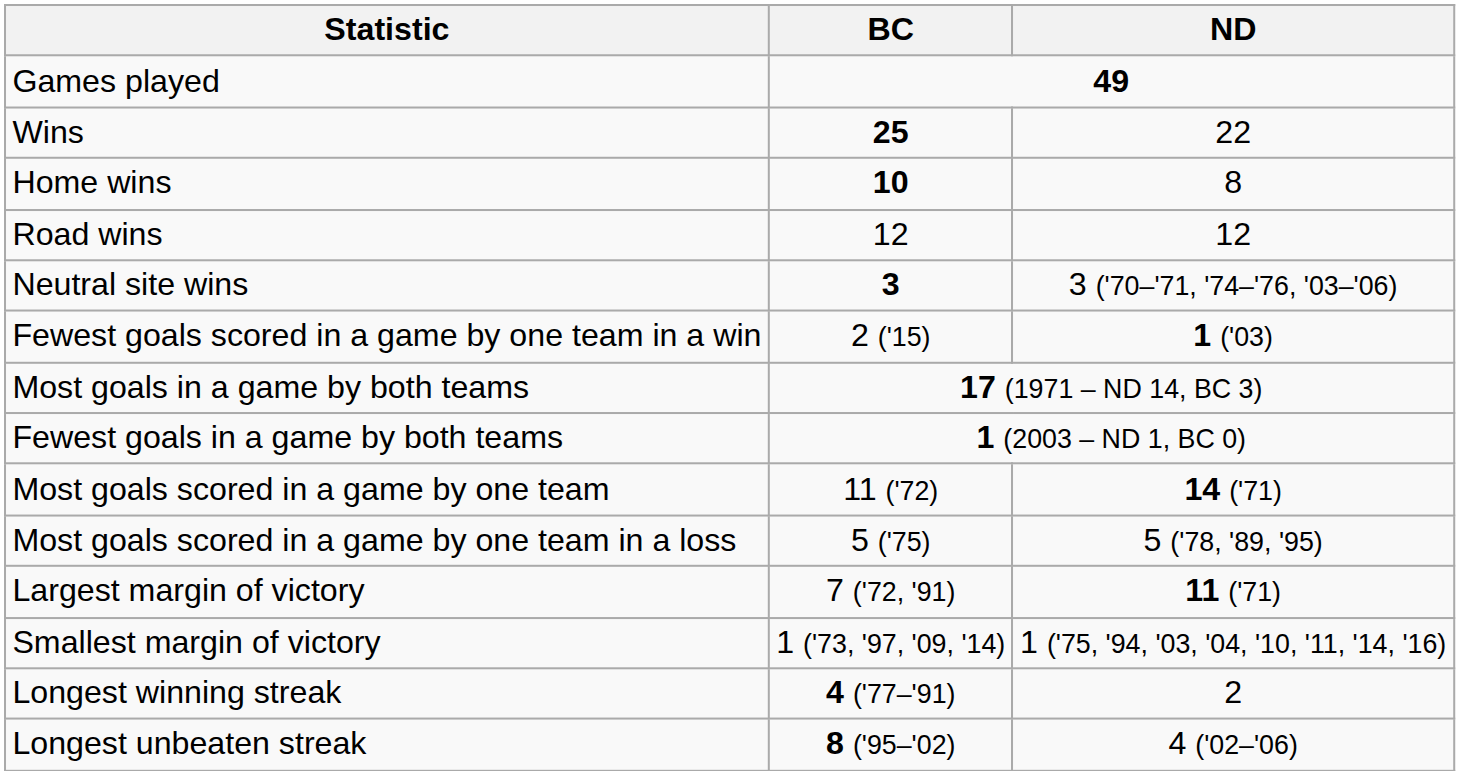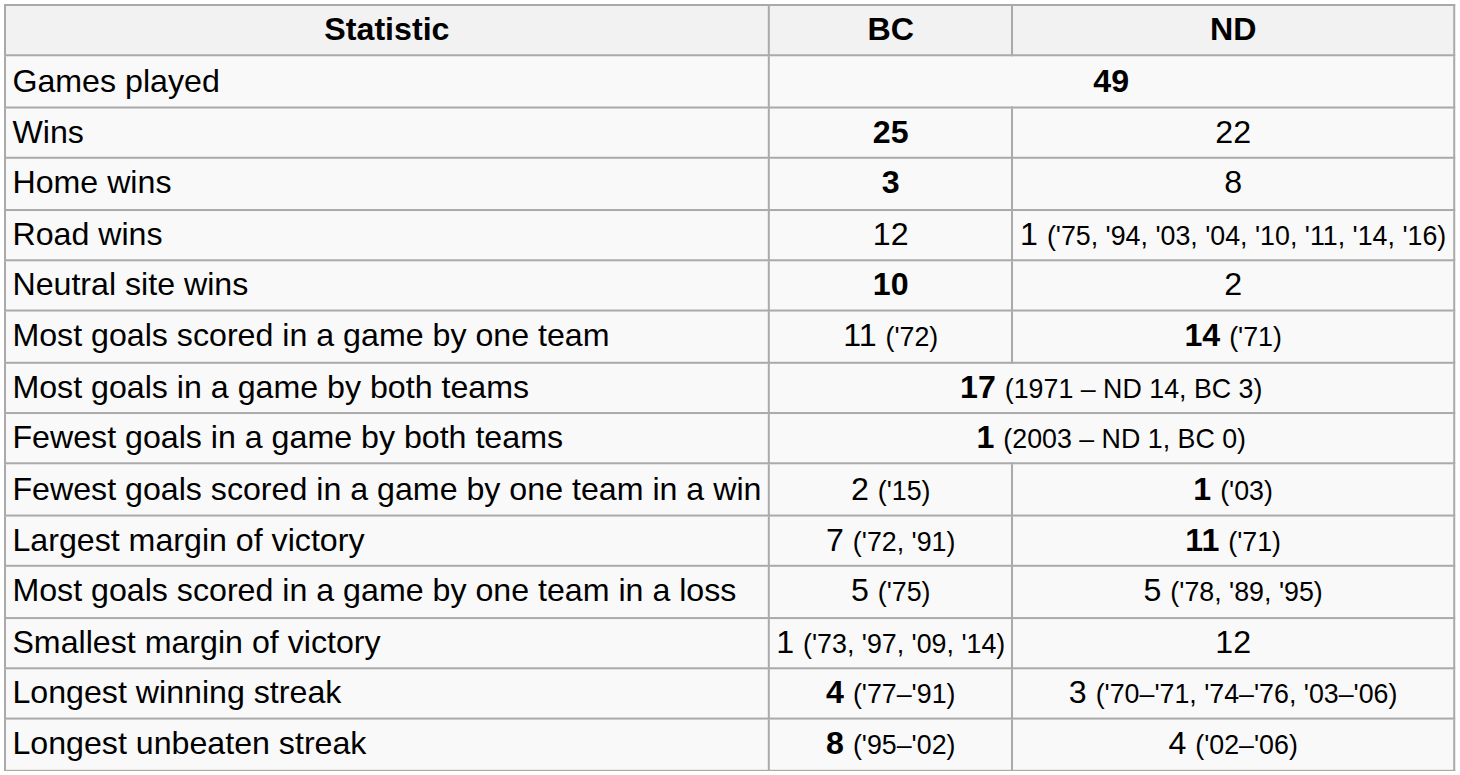(891, 183) 10 -> (891, 183) 3
(1233, 234) 12 -> (1233, 234) 1 ('75, '94, '03, '04, '10, '11, '14, '16)
(891, 285) 3 -> (891, 285) 10
(1233, 285) 3 ('70–'71, '74–'76, '03–'06) -> (1233, 285) 2
rows swapped: (311, 489) <-> (387, 336)
rows swapped: (374, 540) <-> (188, 591)
(1233, 642) 1 ('75, '94, '03, '04, '10, '11, '14, '16) -> (1233, 642) 12
(1233, 693) 2 -> (1233, 693) 3 ('70–'71, '74–'76, '03–'06)
